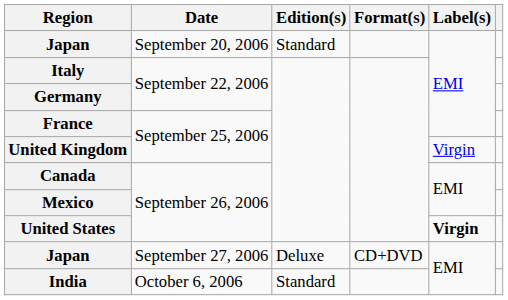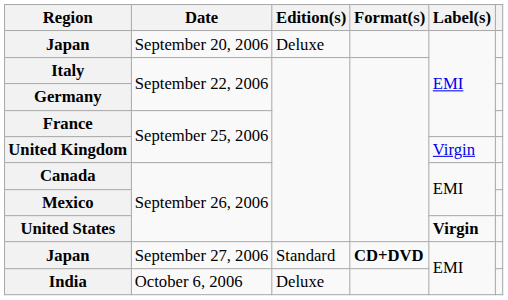(306, 44) Standard -> (300, 44) Deluxe
(300, 255) Deluxe -> (306, 255) Standard
(388, 255) normal -> (389, 255) bold
(306, 281) Standard -> (300, 281) Deluxe
